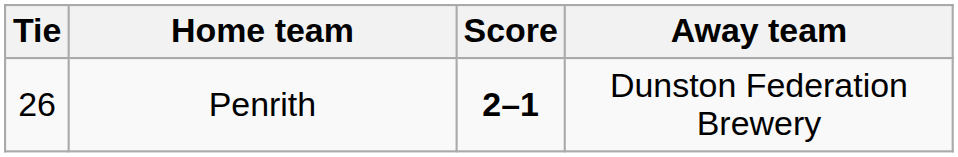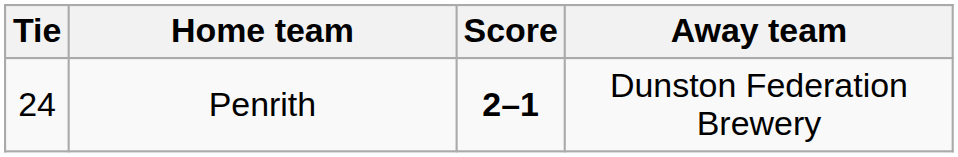(37, 104) 26 -> (37, 104) 24
